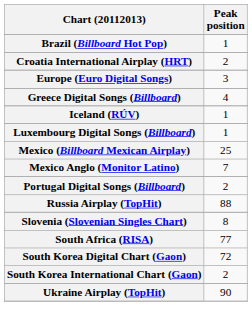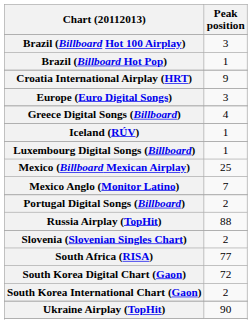+ row: (104, 43)
(226, 61) 2 -> (226, 79) 9
(226, 221) 8 -> (226, 239) 2
